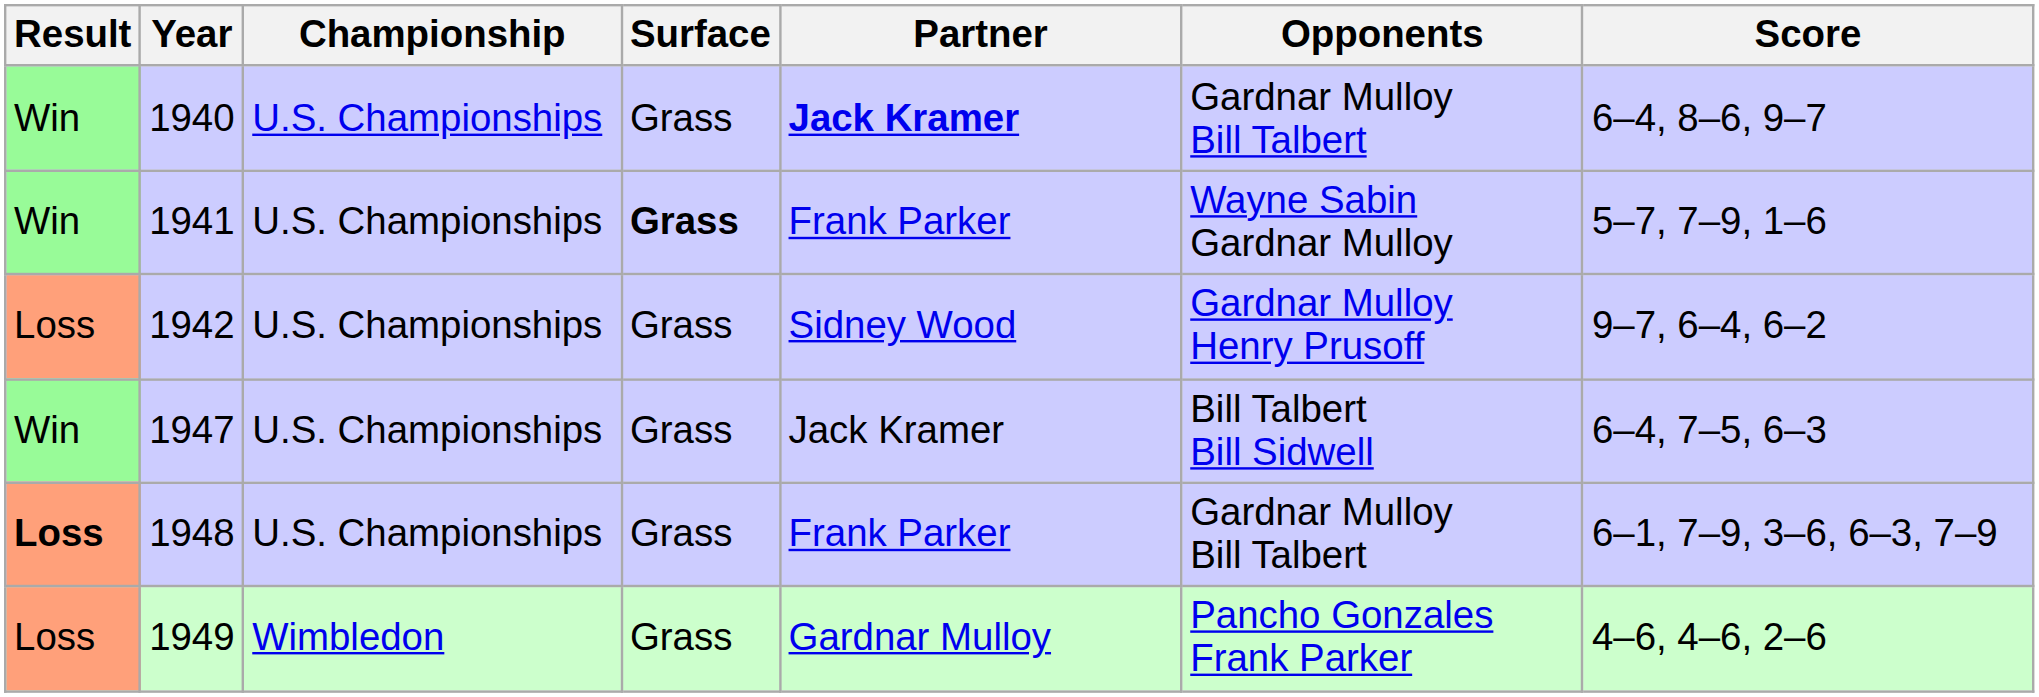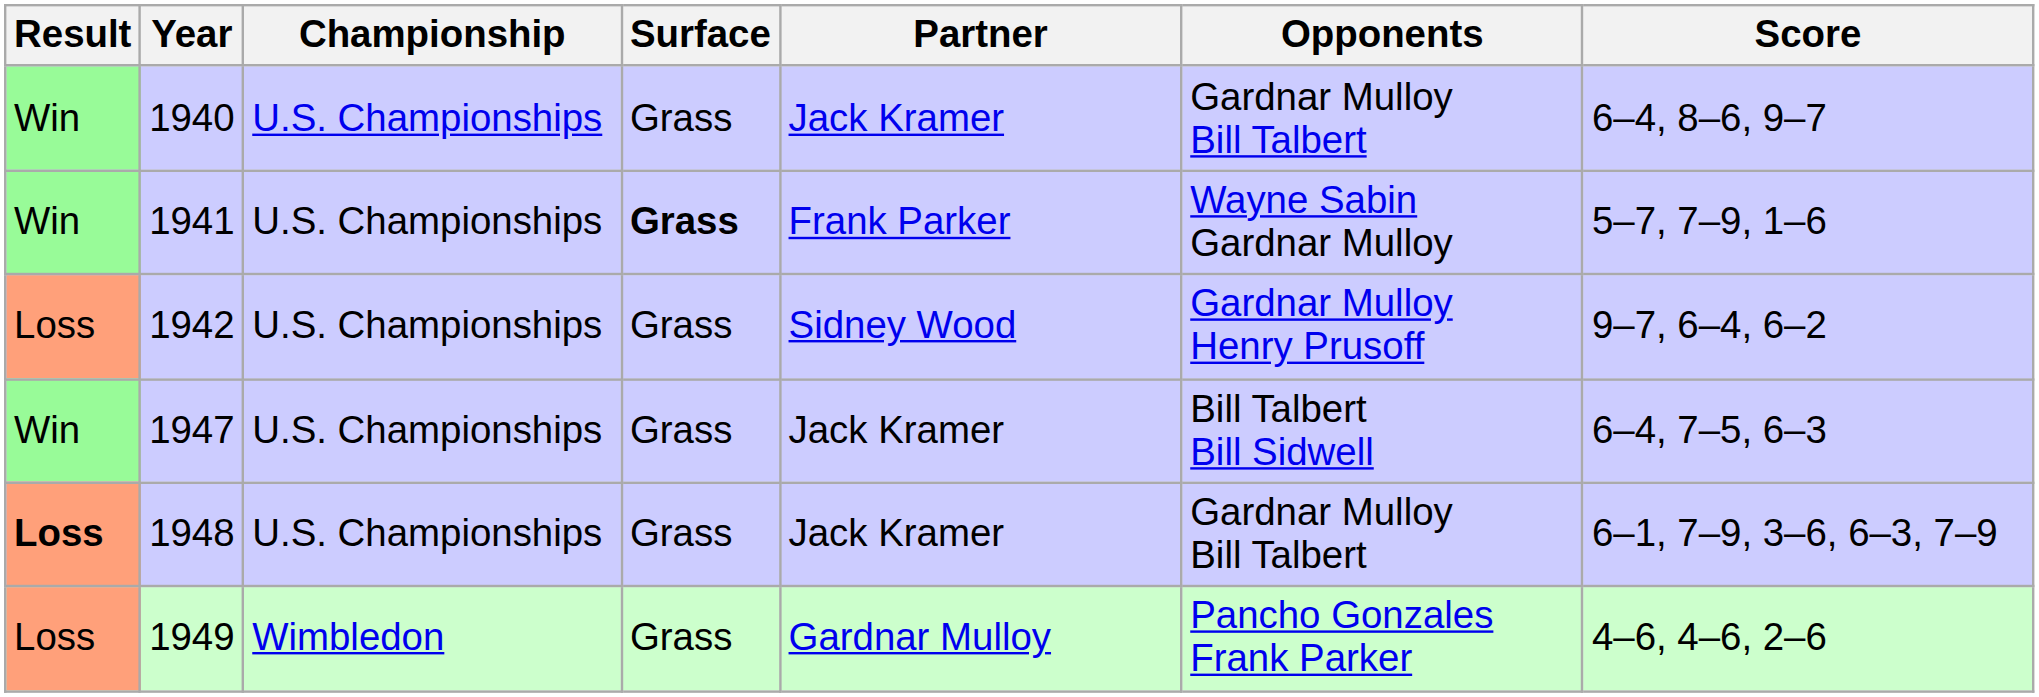(904, 117) bold -> (896, 117) normal
(900, 533) Frank Parker -> (896, 533) Jack Kramer
